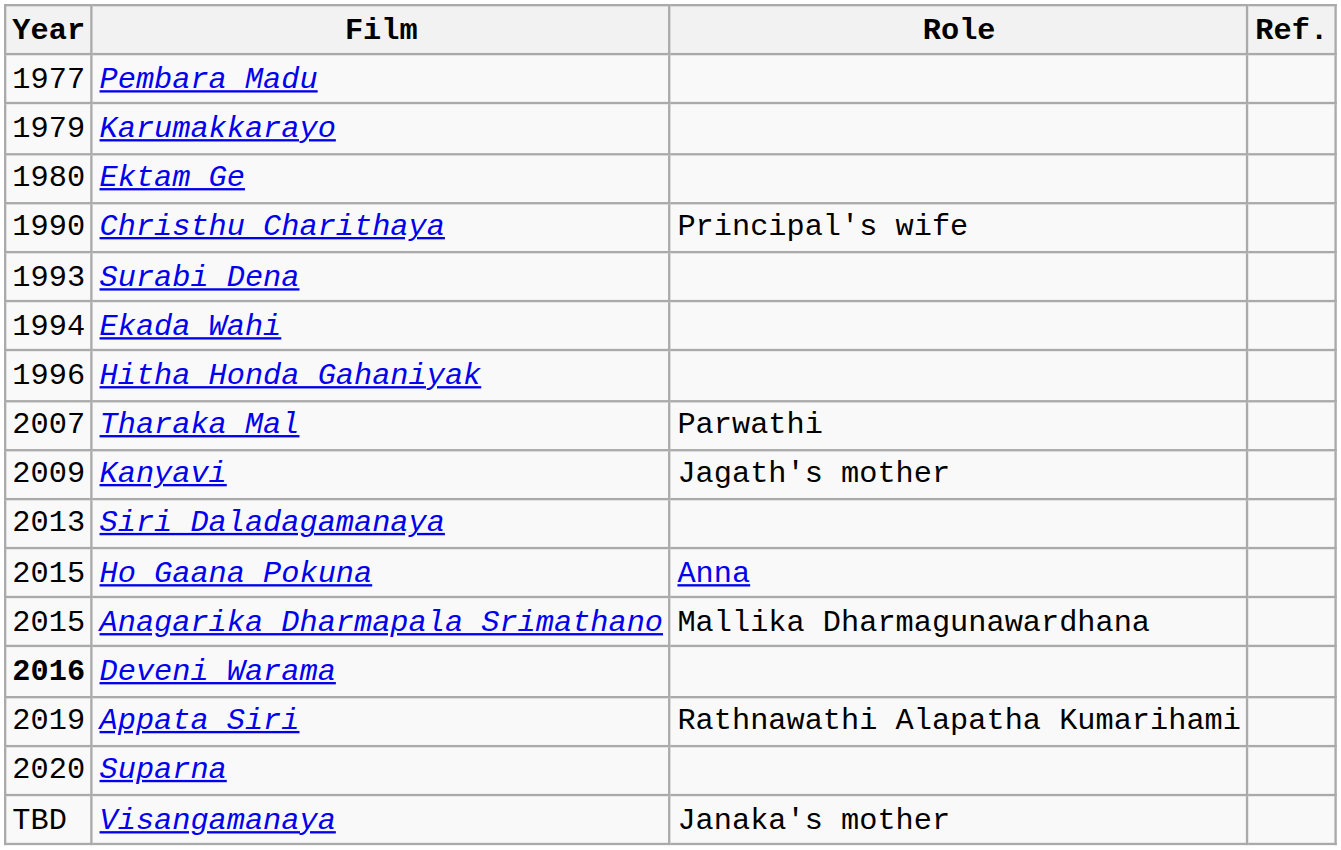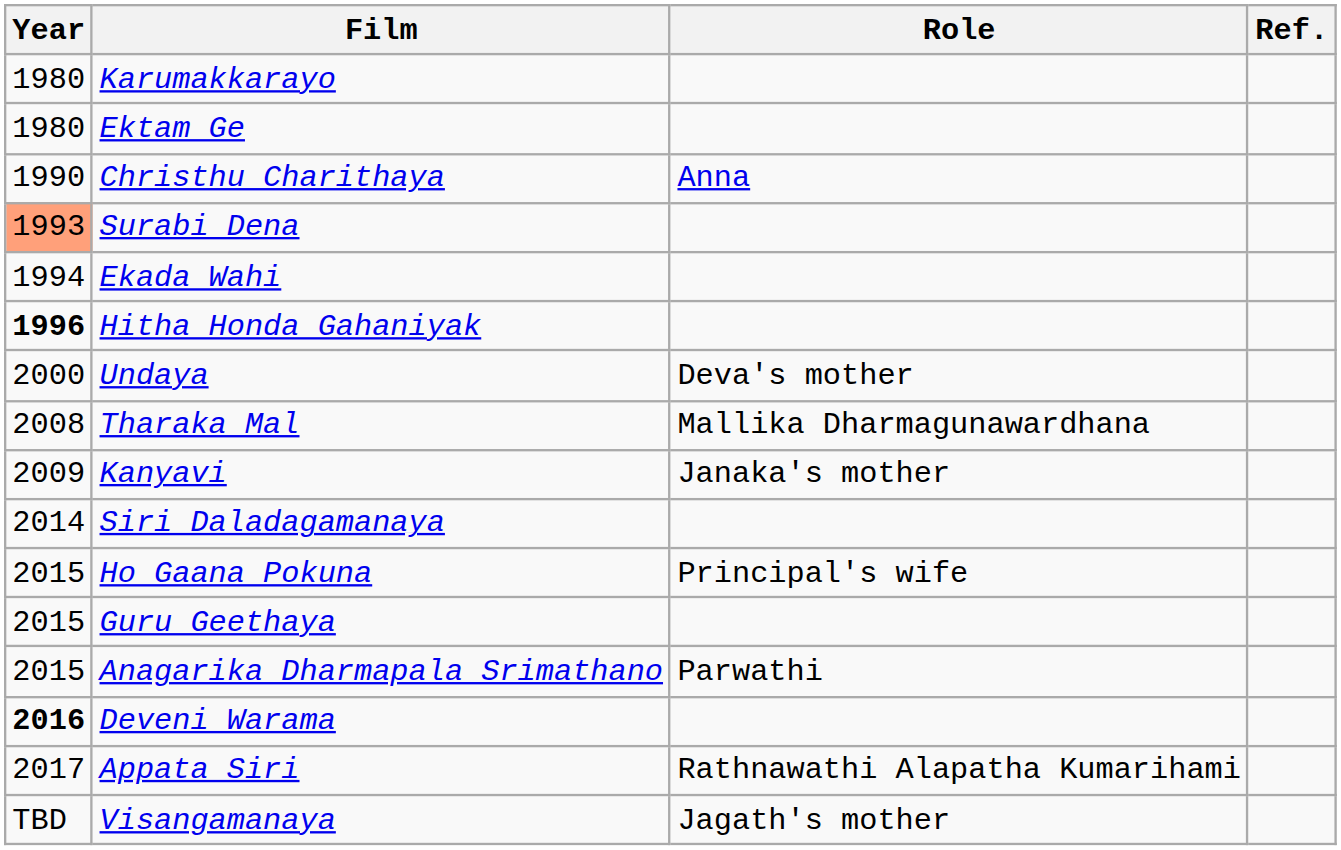- row: (209, 79)
(49, 129) 1979 -> (49, 79) 1980
(823, 227) Principal's wife -> (714, 178) Anna
(49, 277) no background -> (49, 227) lightsalmon background
(49, 375) normal -> (49, 326) bold
+ row: (154, 375)
(49, 425) 2007 -> (49, 425) 2008
(750, 425) Parwathi -> (914, 425) Mallika Dharmagunawardhana
(814, 474) Jagath's mother -> (814, 474) Janaka's mother
(49, 524) 2013 -> (49, 524) 2014
(714, 573) Anna -> (823, 573) Principal's wife
+ row: (218, 622)
(914, 622) Mallika Dharmagunawardhana -> (750, 672) Parwathi
(49, 721) 2019 -> (49, 770) 2017
- row: (163, 770)
(814, 820) Janaka's mother -> (814, 820) Jagath's mother
